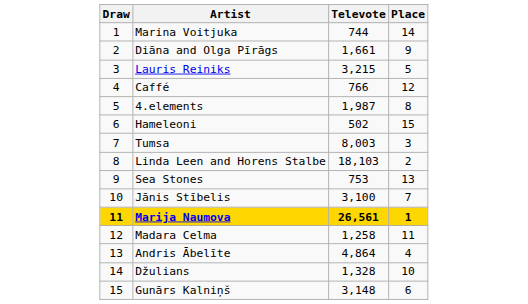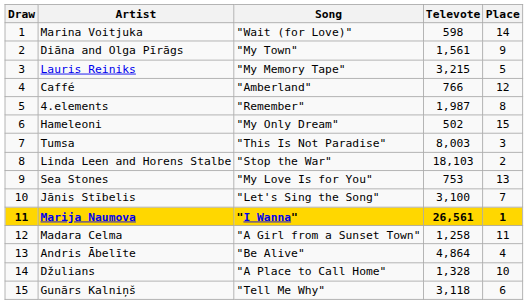+ column: (329, 14)
(358, 32) 744 -> (453, 32) 598
(358, 51) 1,661 -> (453, 51) 1,561
(358, 290) 3,148 -> (453, 290) 3,118
